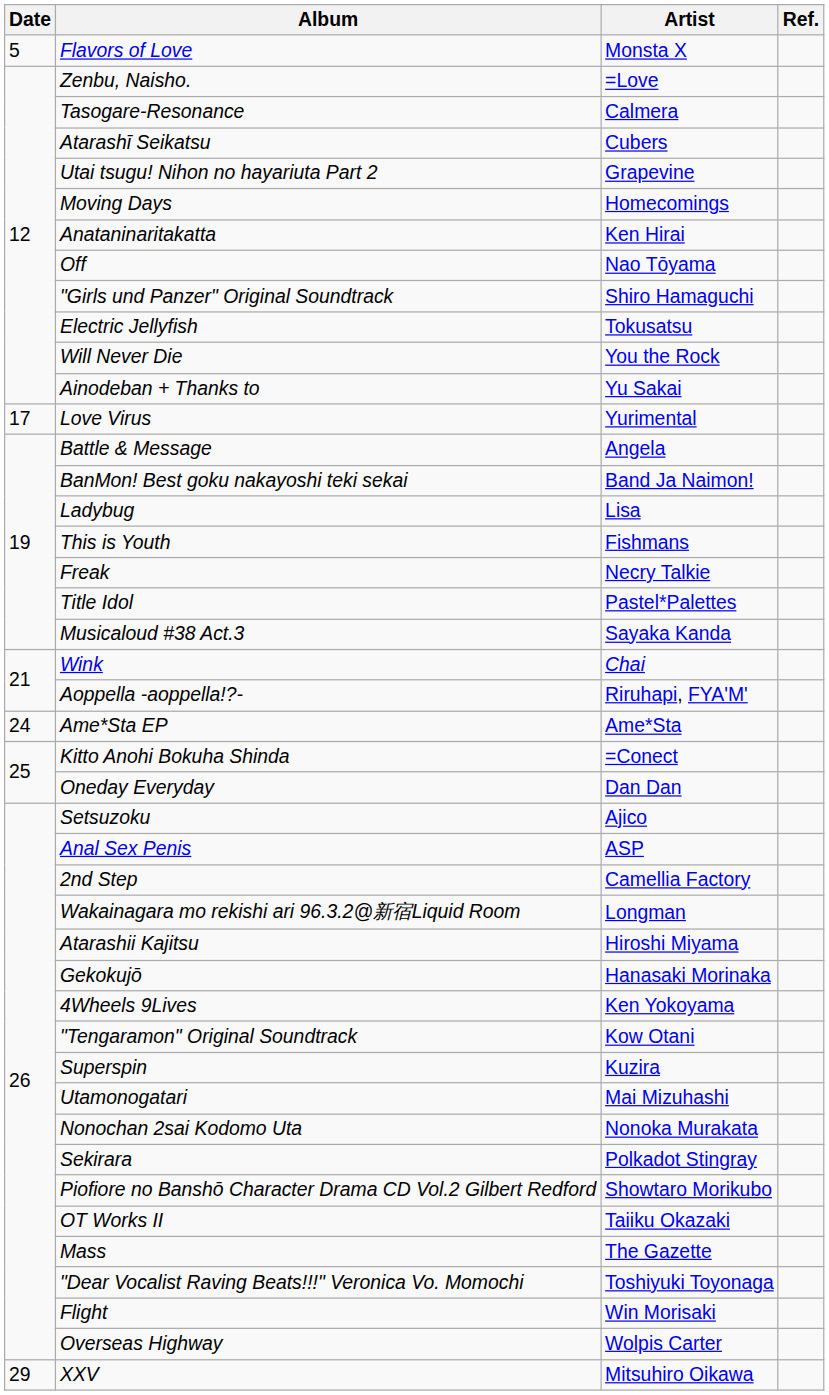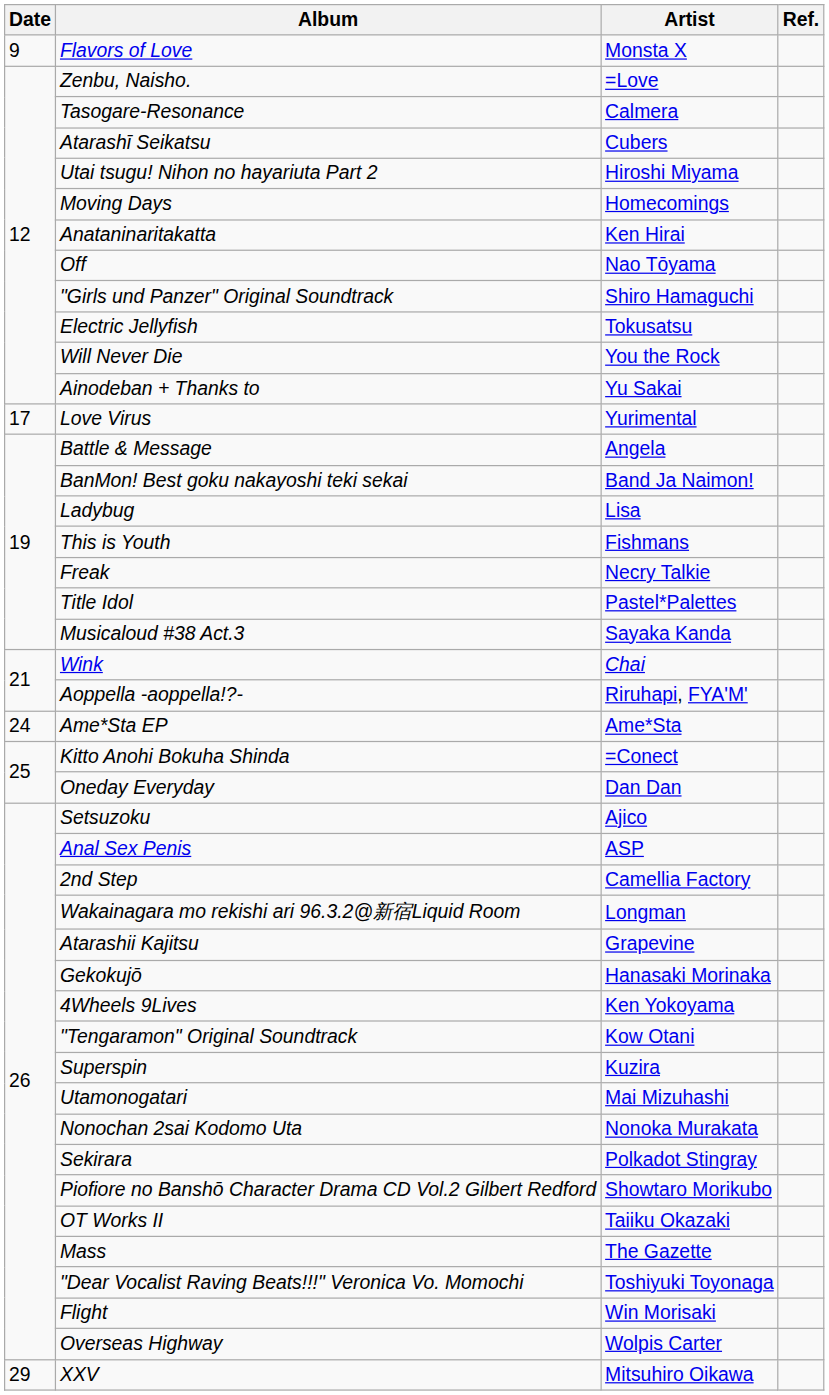(14, 50) 5 -> (14, 50) 9
(650, 173) Grapevine -> (672, 173) Hiroshi Miyama
(672, 944) Hiroshi Miyama -> (650, 944) Grapevine
